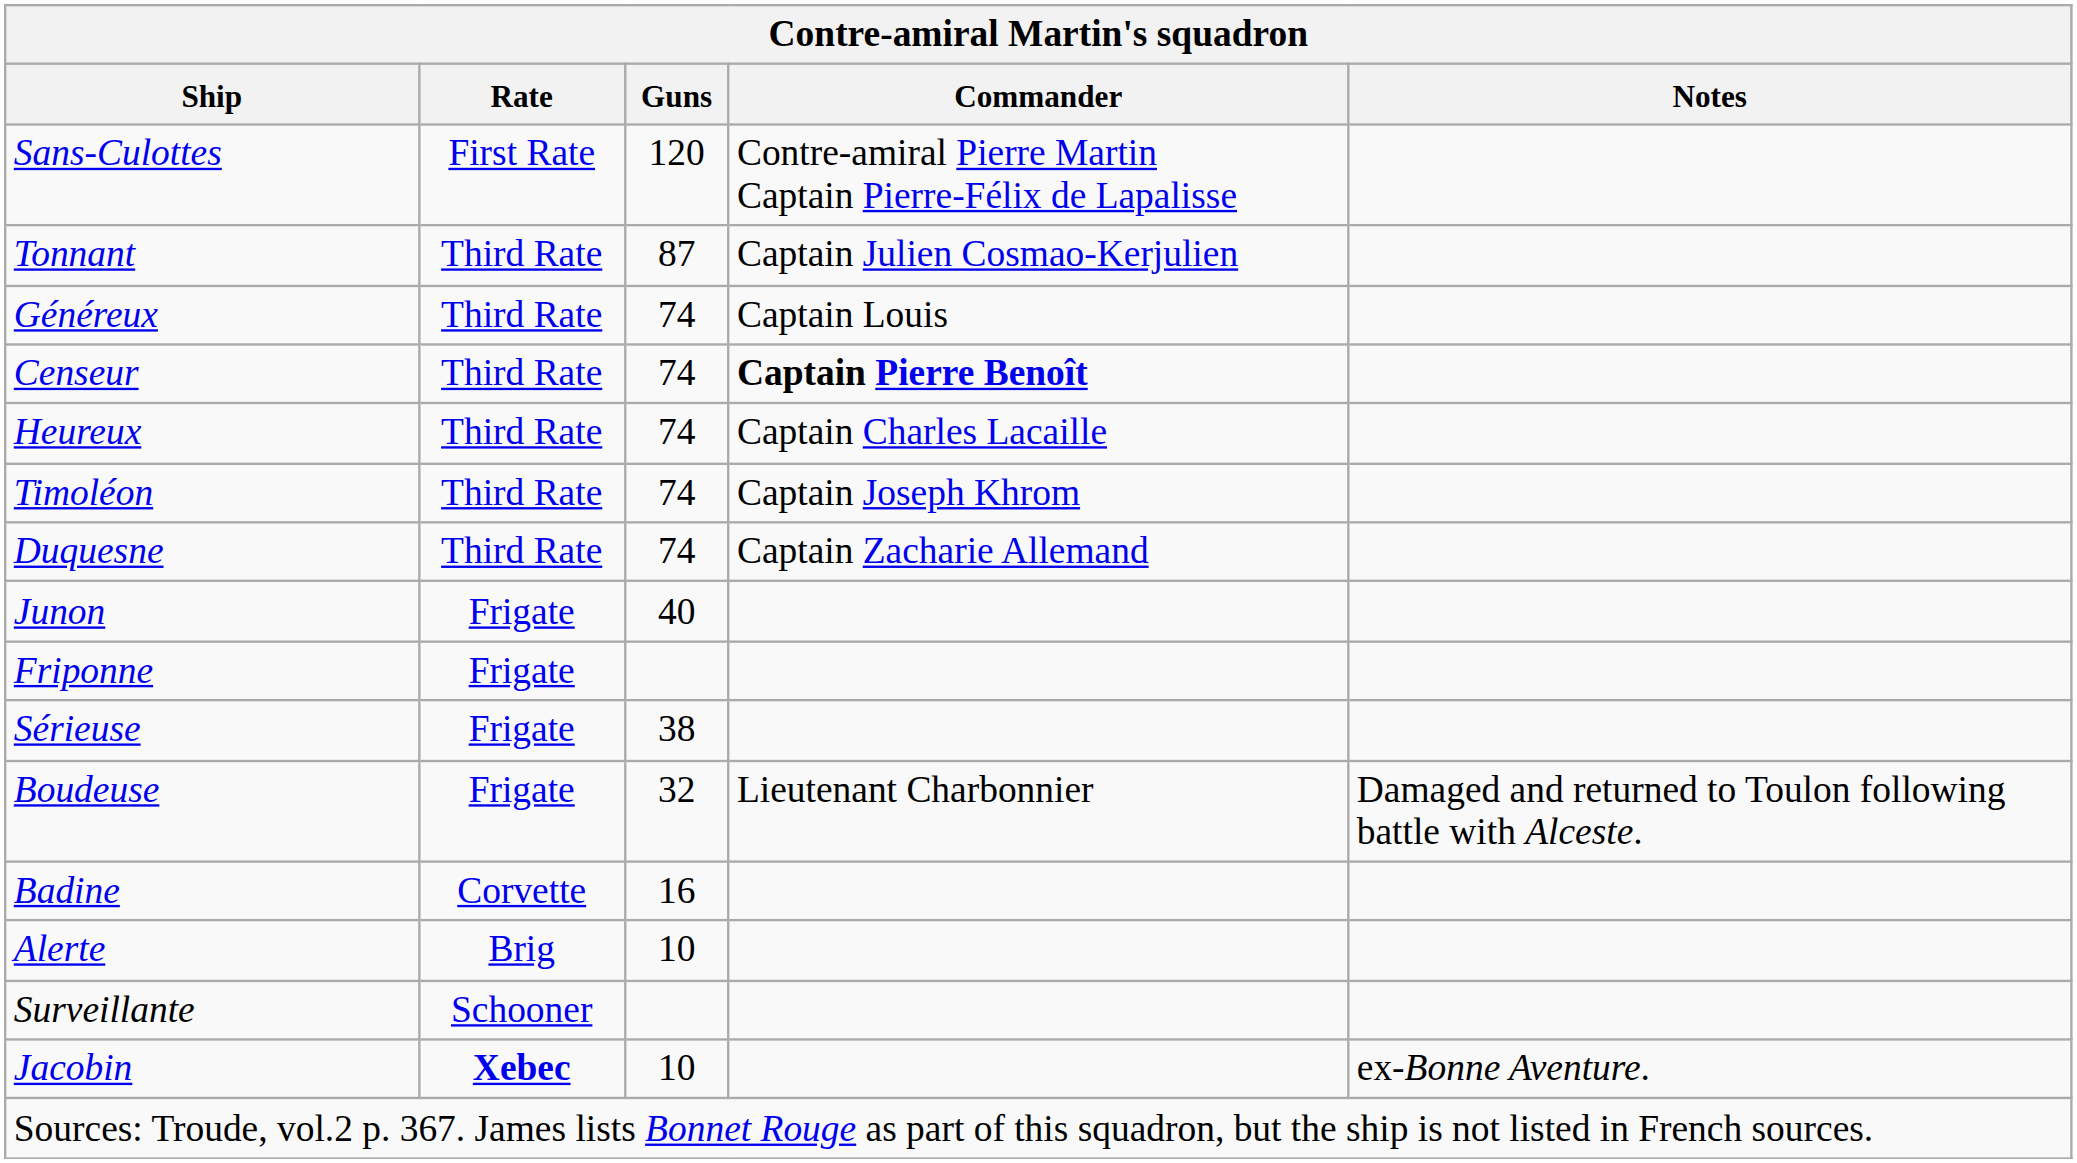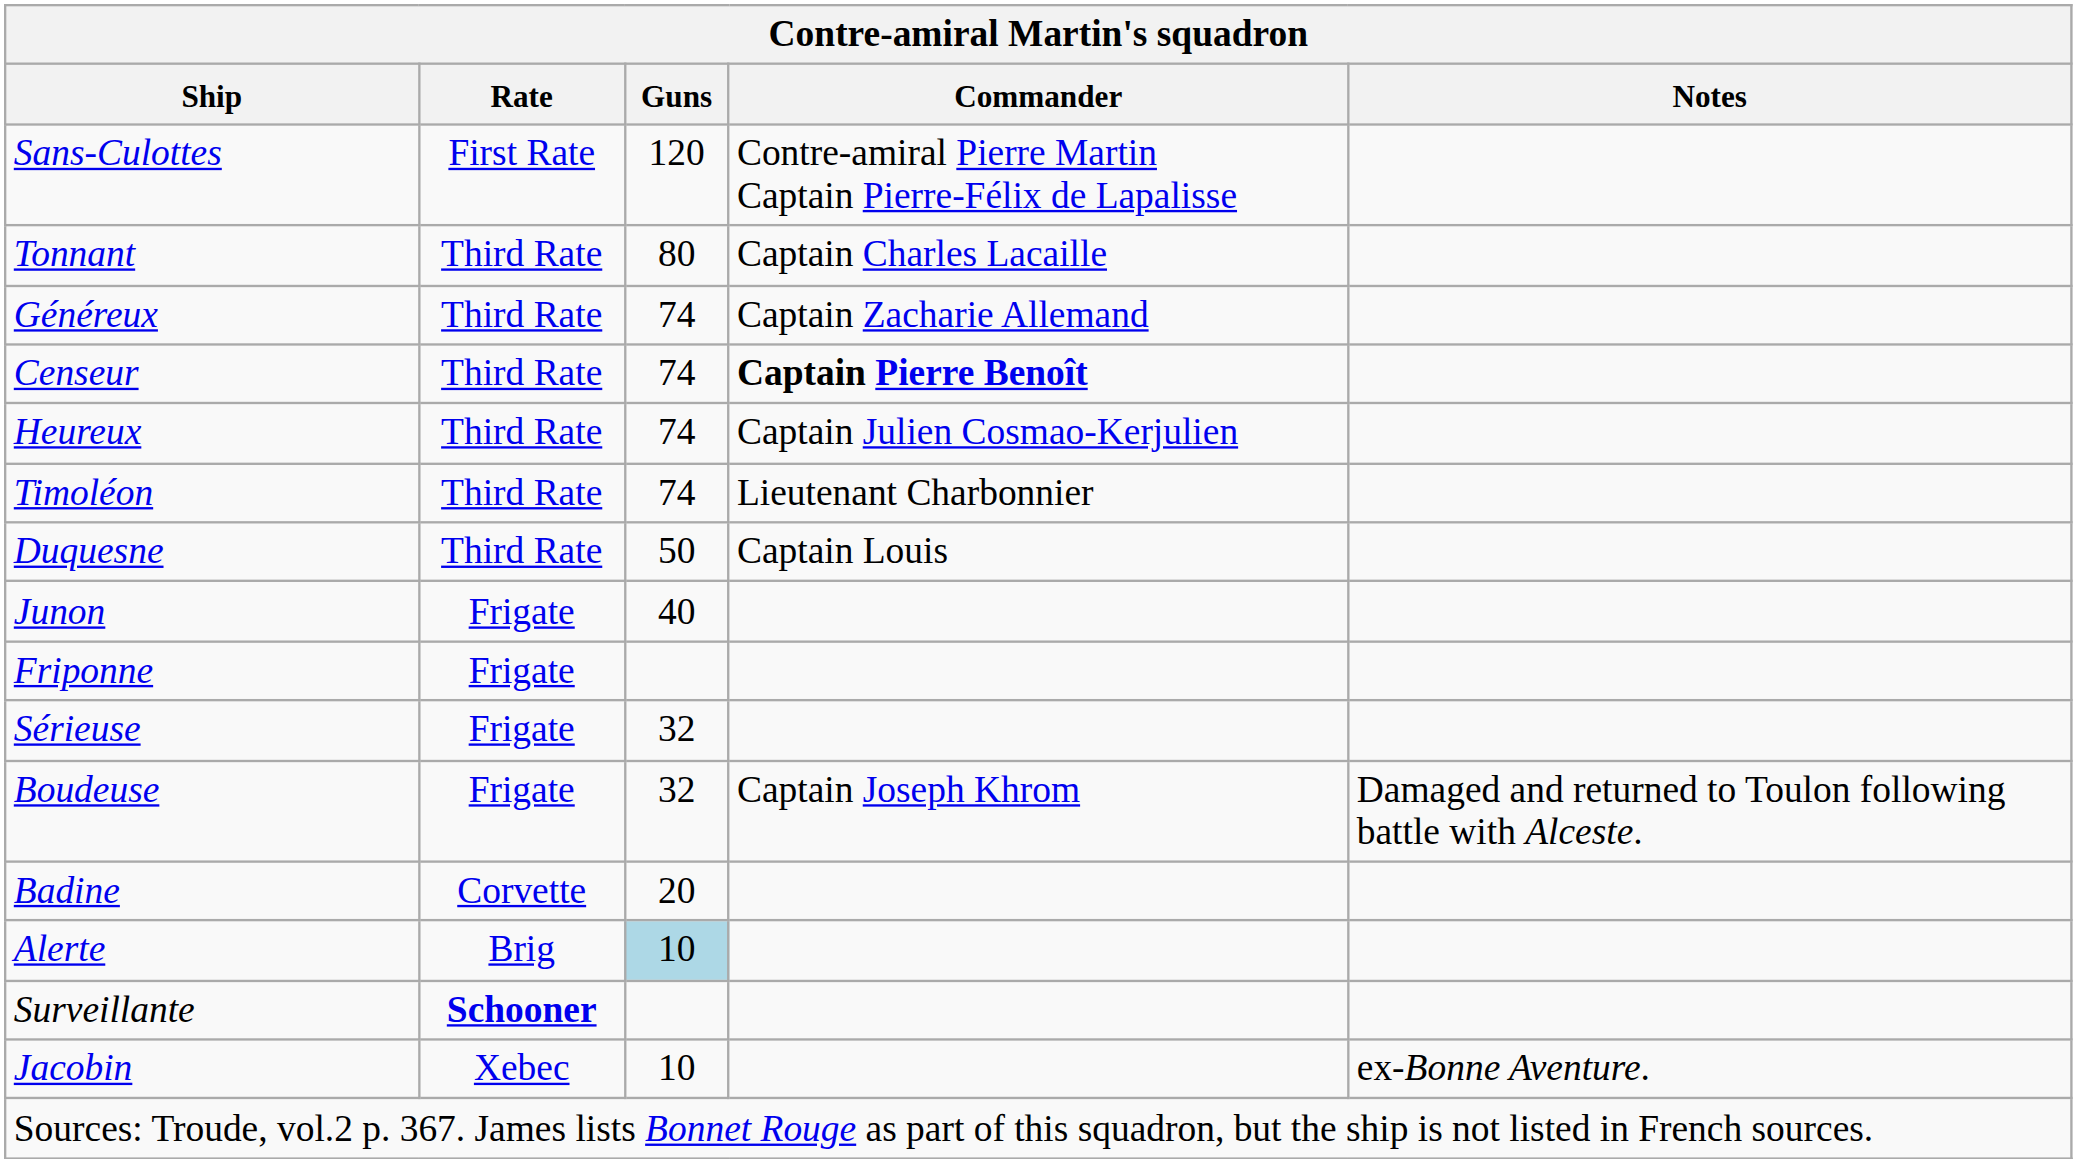(677, 254) 87 -> (677, 254) 80
(988, 254) Captain Julien Cosmao-Kerjulien -> (922, 254) Captain Charles Lacaille
(842, 313) Captain Louis -> (943, 313) Captain Zacharie Allemand
(922, 432) Captain Charles Lacaille -> (988, 432) Captain Julien Cosmao-Kerjulien
(909, 491) Captain Joseph Khrom -> (915, 491) Lieutenant Charbonnier
(677, 551) 74 -> (677, 551) 50
(943, 551) Captain Zacharie Allemand -> (842, 551) Captain Louis
(677, 729) 38 -> (677, 729) 32
(915, 788) Lieutenant Charbonnier -> (909, 788) Captain Joseph Khrom
(677, 890) 16 -> (677, 890) 20
(677, 949) no background -> (677, 949) lightblue background
(522, 1009) normal -> (522, 1009) bold
(522, 1068) bold -> (522, 1068) normal
